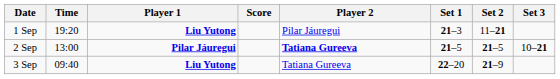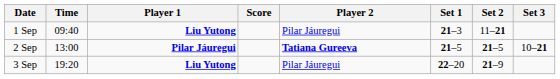(67, 30) 19:20 -> (67, 30) 09:40
(67, 65) 09:40 -> (67, 65) 19:20
(317, 65) Tatiana Gureeva -> (311, 65) Pilar Jáuregui
